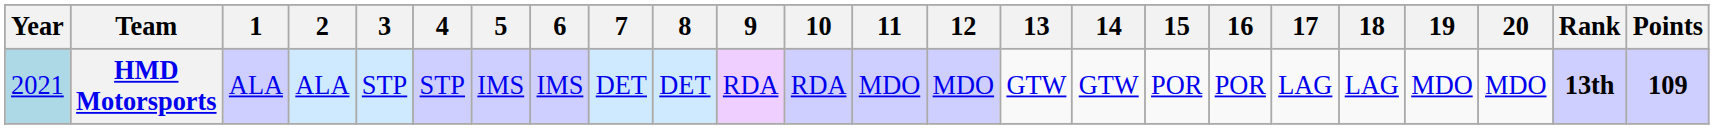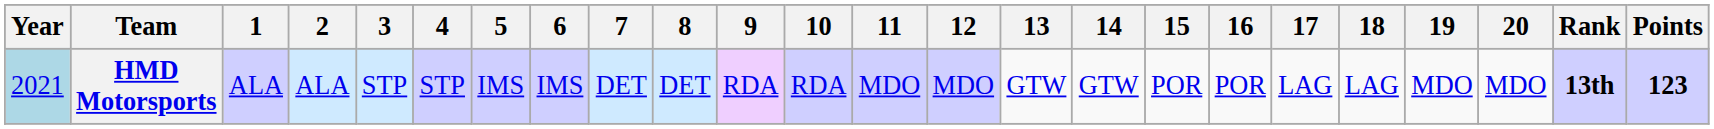(1668, 85) 109 -> (1668, 85) 123
